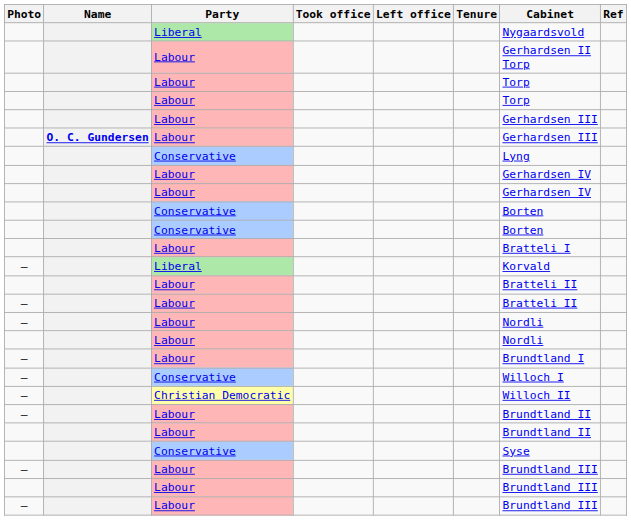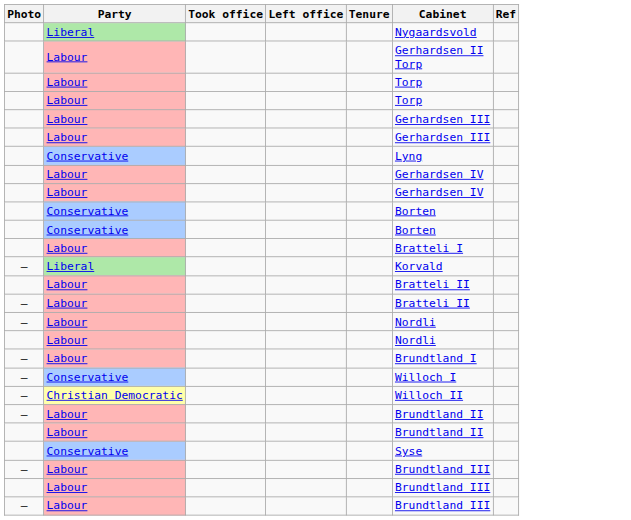- column: (98, 14)
